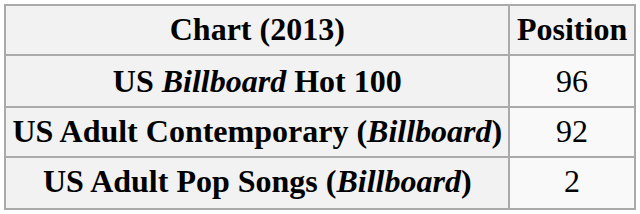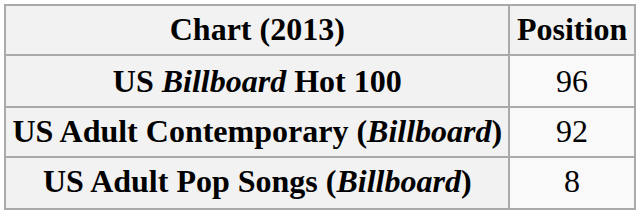(572, 182) 2 -> (572, 182) 8
